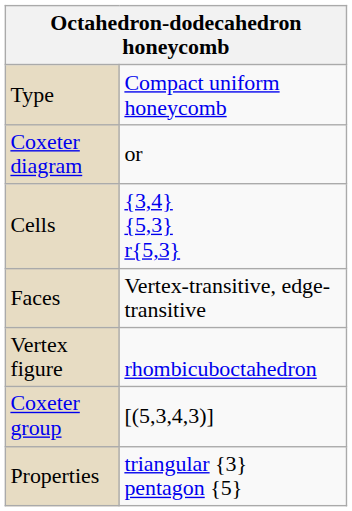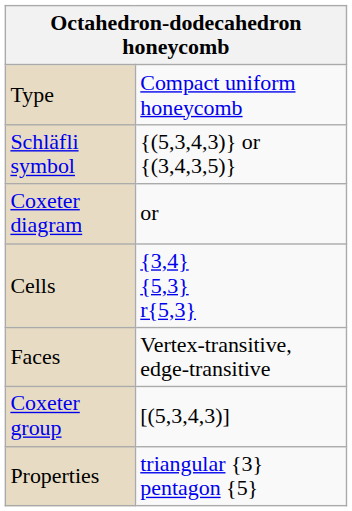+ row: (44, 153)
- row: (39, 356)
